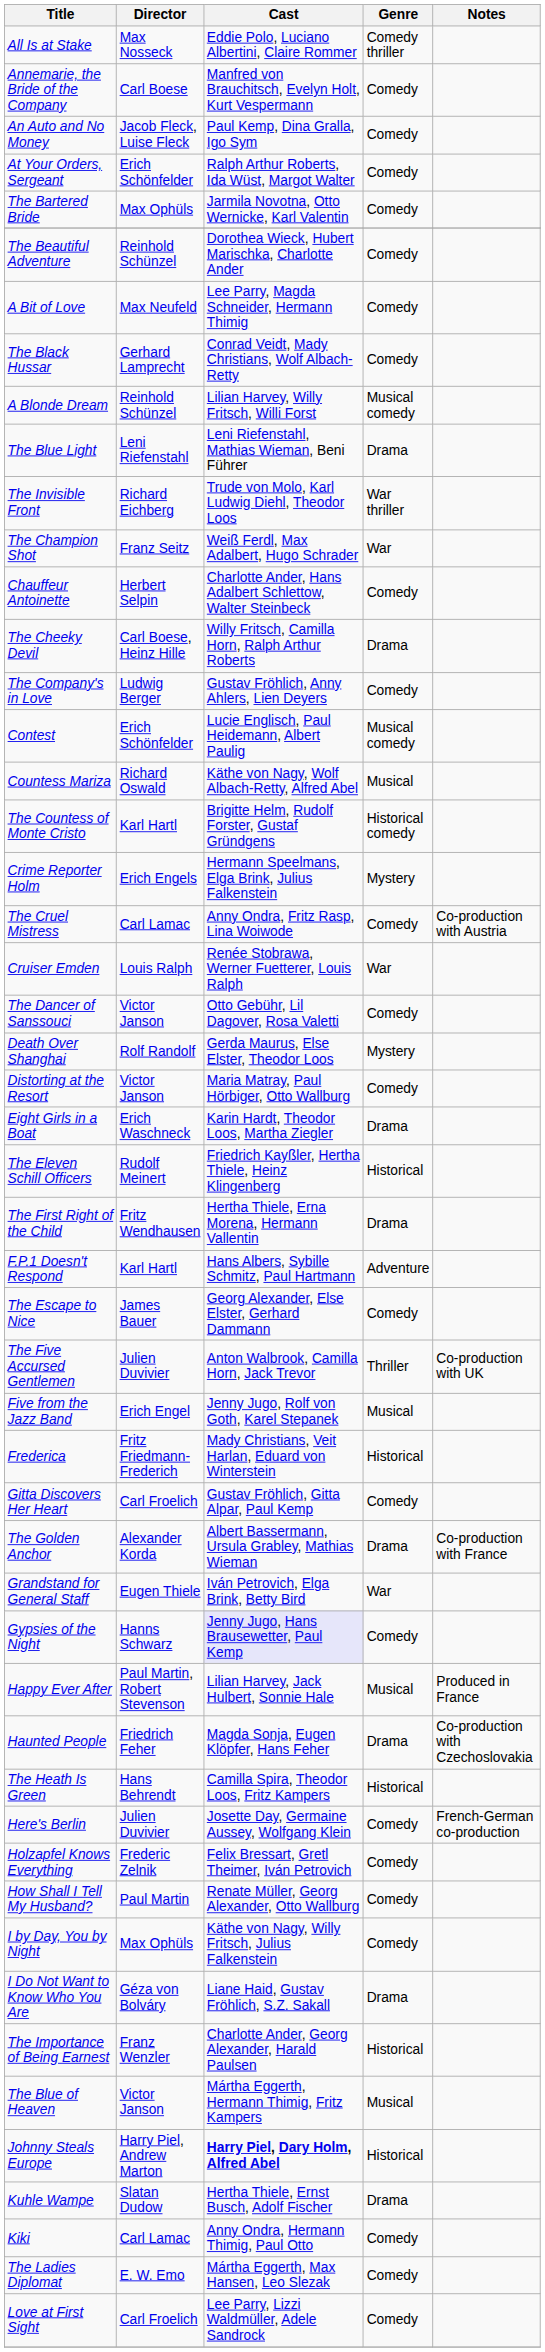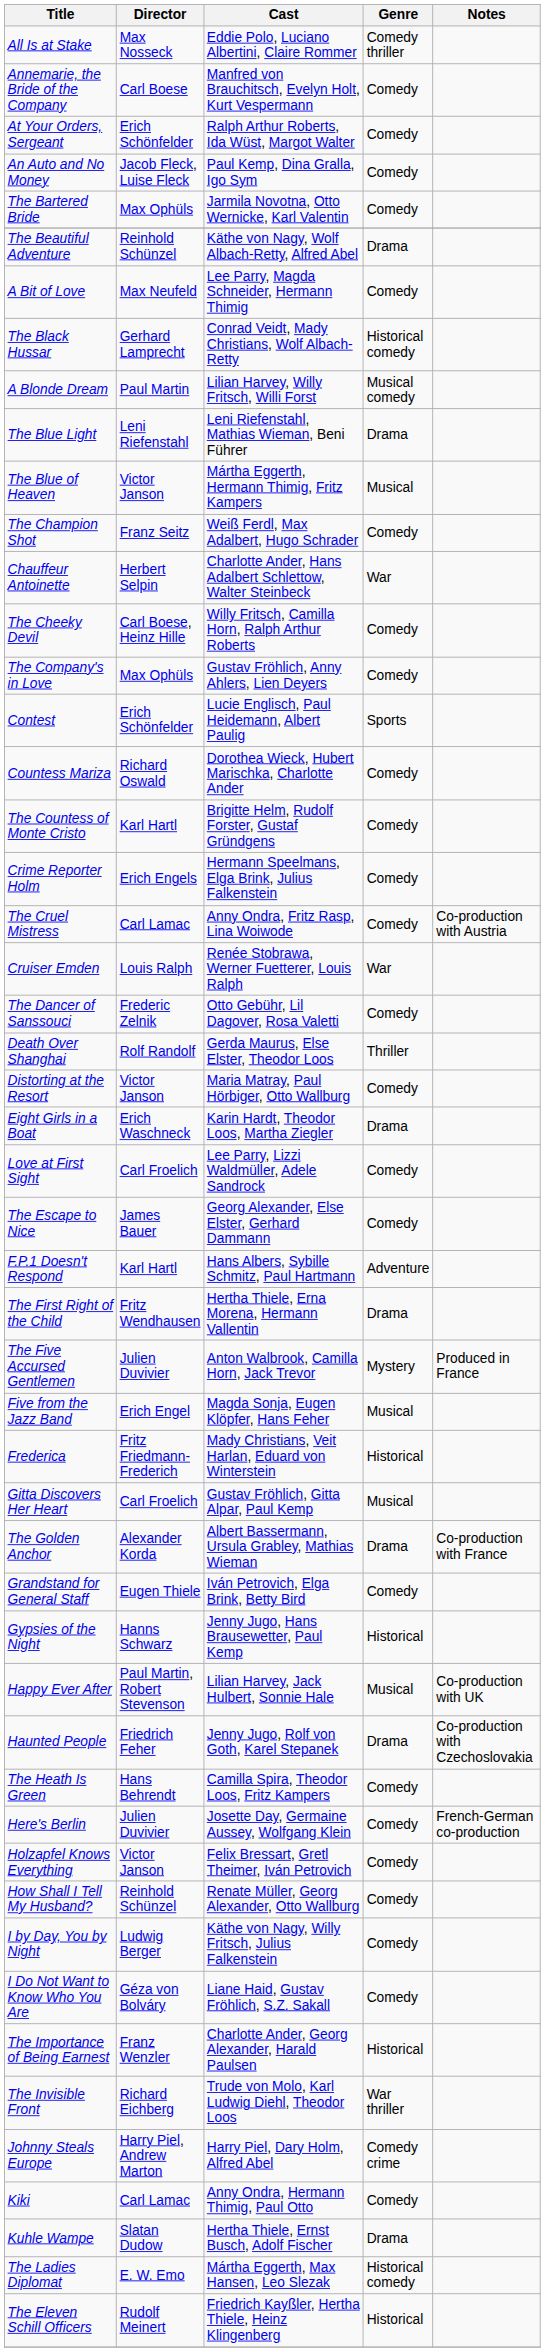rows swapped: (56, 135) <-> (55, 172)
(280, 254) Dorothea Wieck, Hubert Marischka, Charlotte Ander -> (282, 246) Käthe von Nagy, Wolf Albach-Retty, Alfred Abel
(392, 254) Comedy -> (387, 246) Drama
(392, 360) Comedy -> (395, 344) Historical comedy
(148, 405) Reinhold Schünzel -> (154, 389) Paul Martin
rows swapped: (43, 2102) <-> (46, 503)
(379, 548) War -> (392, 532) Comedy
(392, 593) Comedy -> (379, 577) War
(387, 646) Drama -> (392, 630) Comedy
(141, 691) Ludwig Berger -> (156, 675) Max Ophüls
(391, 736) Musical comedy -> (387, 720) Sports
(282, 781) Käthe von Nagy, Wolf Albach-Retty, Alfred Abel -> (280, 773) Dorothea Wieck, Hubert Marischka, Charlotte Ander
(390, 781) Musical -> (392, 773) Comedy
(395, 826) Historical comedy -> (392, 826) Comedy
(391, 878) Mystery -> (392, 878) Comedy
(142, 1014) Victor Janson -> (145, 1014) Frederic Zelnik
(391, 1051) Mystery -> (388, 1051) Thriller
rows swapped: (50, 1171) <-> (45, 2320)
rows swapped: (52, 1313) <-> (60, 1223)
(388, 1366) Thriller -> (391, 1366) Mystery
(479, 1366) Co-production with UK -> (473, 1366) Produced in France
(273, 1411) Jenny Jugo, Rolf von Goth, Karel Stepanek -> (271, 1411) Magda Sonja, Eugen Klöpfer, Hans Feher
(392, 1501) Comedy -> (390, 1501) Musical
(379, 1591) War -> (392, 1591) Comedy
(265, 1636) lavender background -> (265, 1636) no background
(392, 1636) Comedy -> (395, 1636) Historical
(473, 1689) Produced in France -> (479, 1689) Co-production with UK
(271, 1742) Magda Sonja, Eugen Klöpfer, Hans Feher -> (273, 1742) Jenny Jugo, Rolf von Goth, Karel Stepanek
(395, 1787) Historical -> (392, 1787) Comedy
(145, 1862) Frederic Zelnik -> (142, 1862) Victor Janson
(154, 1899) Paul Martin -> (148, 1899) Reinhold Schünzel
(156, 1944) Max Ophüls -> (141, 1944) Ludwig Berger
(387, 1997) Drama -> (392, 1997) Comedy
(279, 2155) bold -> (275, 2155) normal
(395, 2155) Historical -> (392, 2155) Comedy crime
rows swapped: (19, 2237) <-> (51, 2200)
(392, 2275) Comedy -> (395, 2275) Historical comedy
